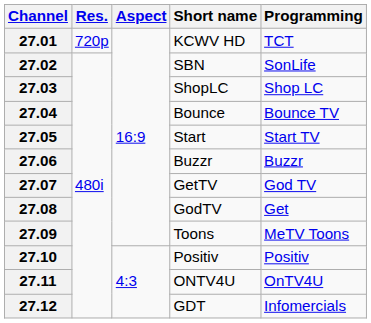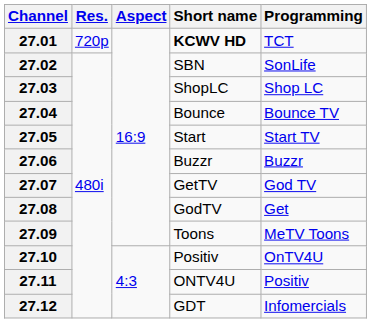(209, 40) normal -> (210, 40) bold
(286, 257) Positiv -> (294, 257) OnTV4U
(294, 281) OnTV4U -> (286, 281) Positiv
